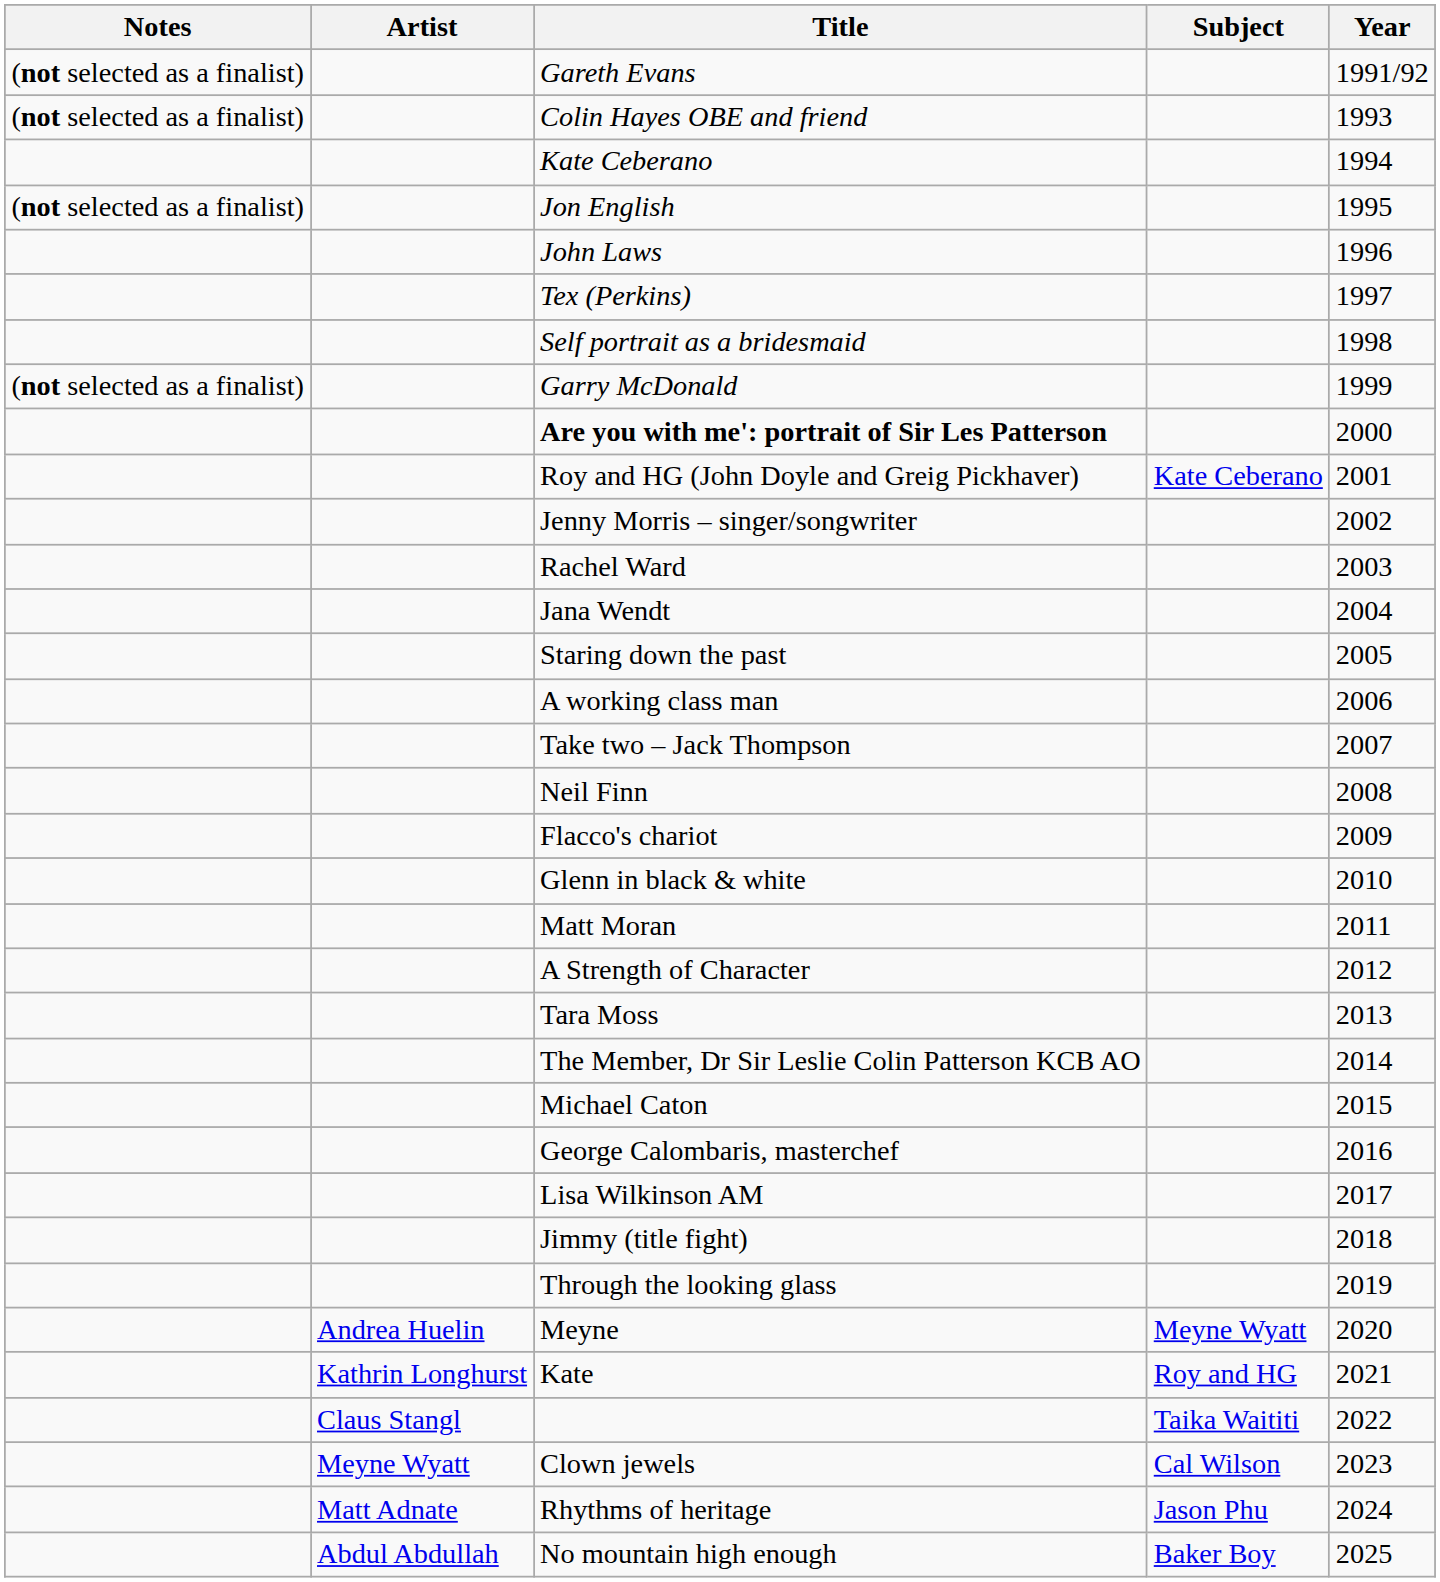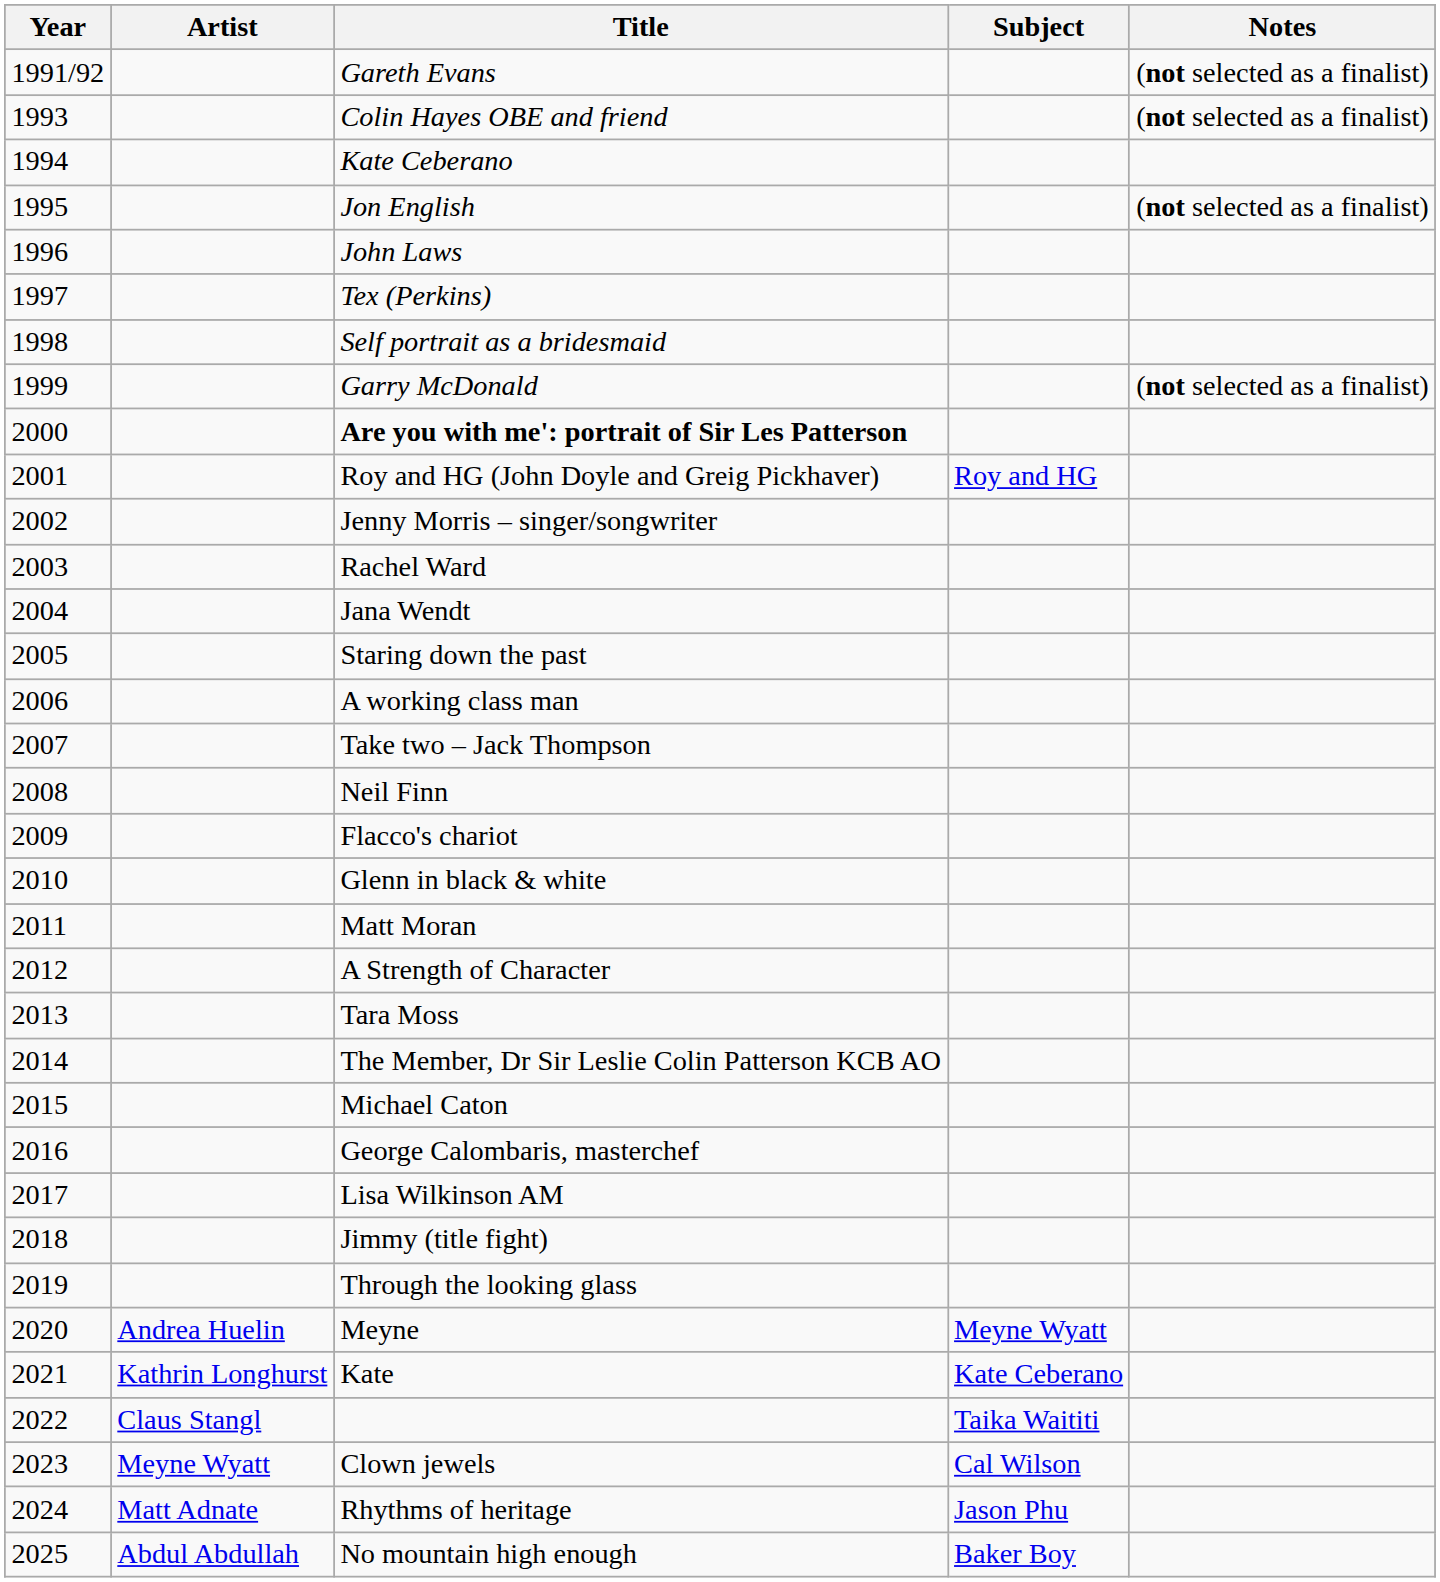columns swapped: (1382, 26) <-> (158, 26)
(1238, 476) Kate Ceberano -> (1026, 476) Roy and HG
(1225, 1374) Roy and HG -> (1039, 1374) Kate Ceberano
